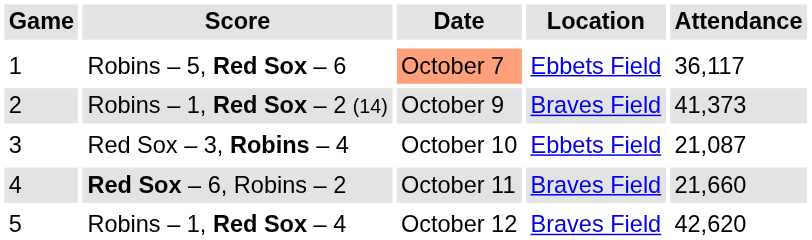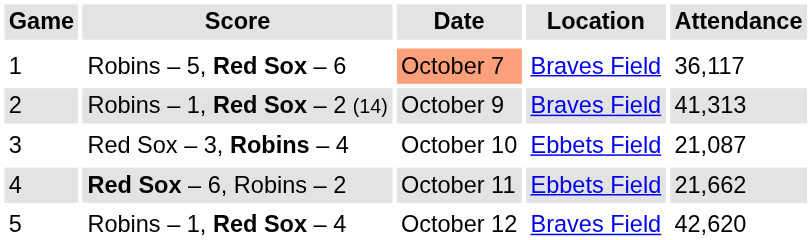(596, 65) Ebbets Field -> (596, 65) Braves Field
(710, 105) 41,373 -> (710, 105) 41,313
(596, 184) Braves Field -> (596, 184) Ebbets Field
(710, 184) 21,660 -> (710, 184) 21,662
